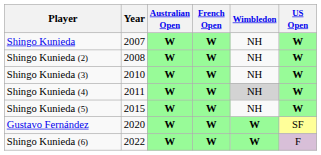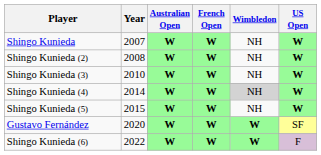(134, 91) 2011 -> (134, 91) 2014
